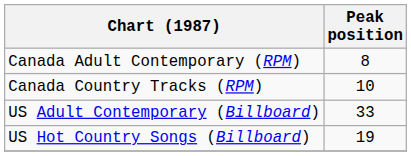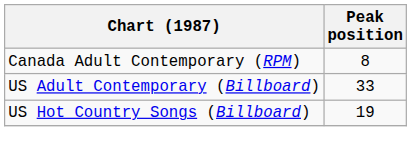- row: (136, 87)
